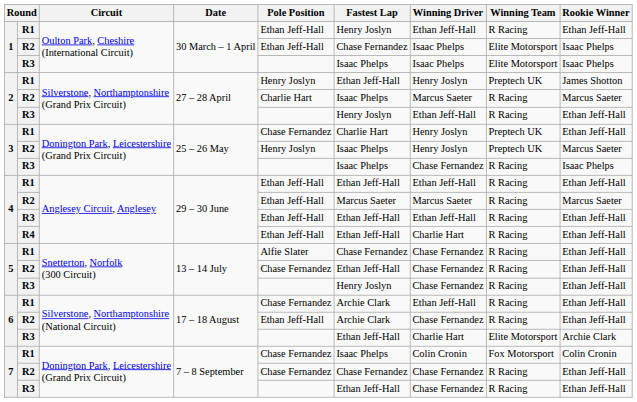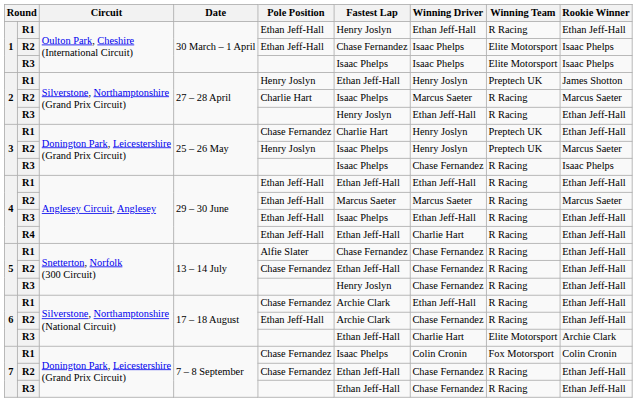(368, 217) Ethan Jeff-Hall -> (362, 217) Isaac Phelps
(372, 371) Chase Fernandez -> (368, 371) Ethan Jeff-Hall
